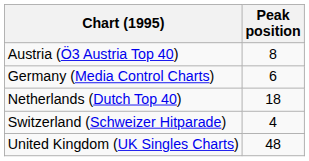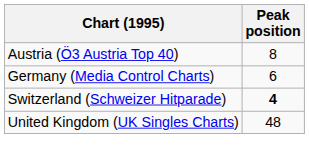- row: (95, 99)
(273, 122) normal -> (273, 99) bold
